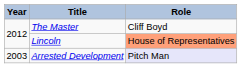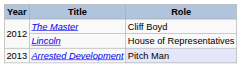(181, 41) lightsalmon background -> (181, 41) no background
(17, 56) 2003 -> (17, 56) 2013
